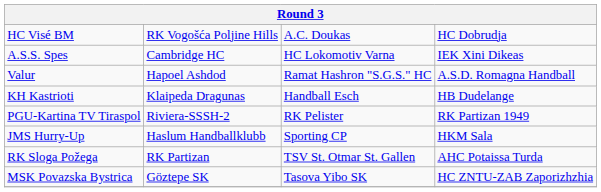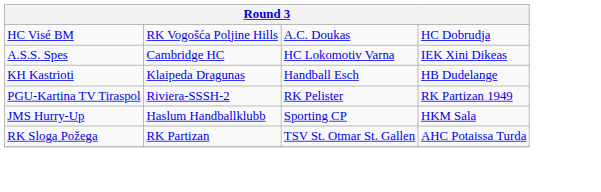- row: (21, 75)
- row: (70, 177)
